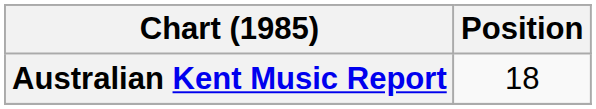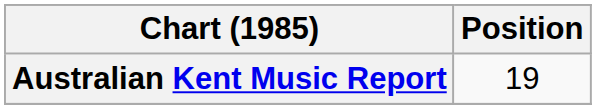(522, 78) 18 -> (522, 78) 19
